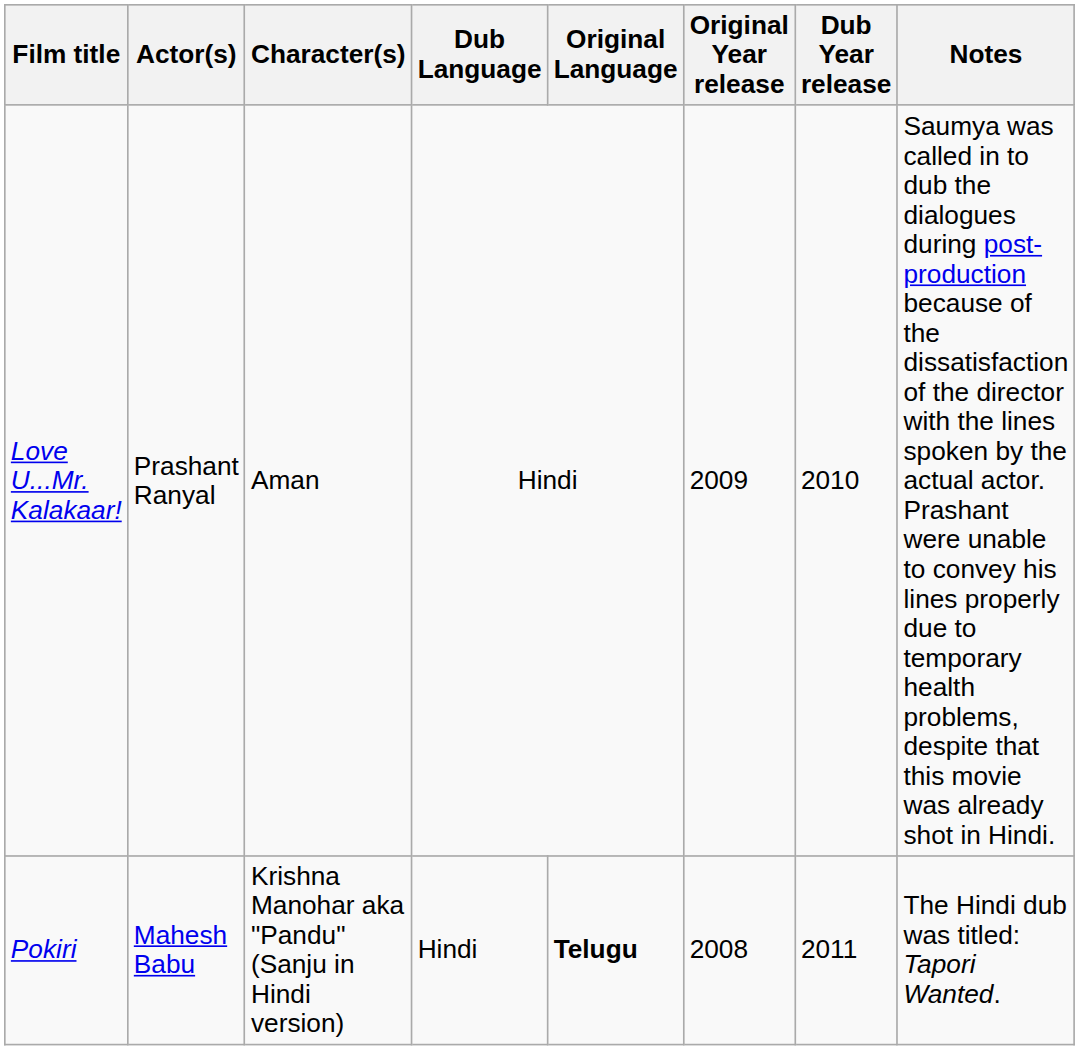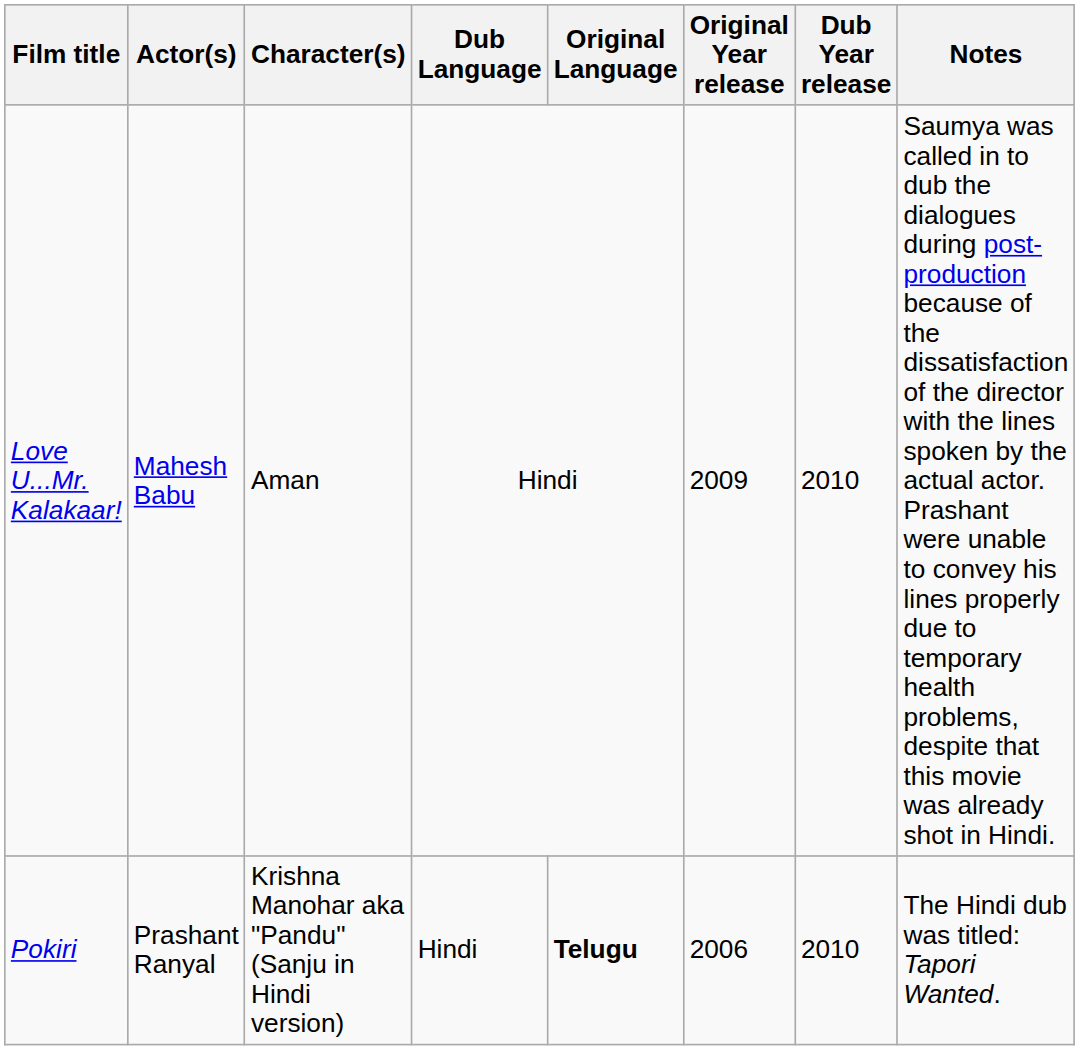(186, 480) Prashant Ranyal -> (180, 480) Mahesh Babu
(180, 949) Mahesh Babu -> (186, 949) Prashant Ranyal
(719, 949) 2008 -> (719, 949) 2006
(829, 949) 2011 -> (830, 949) 2010
